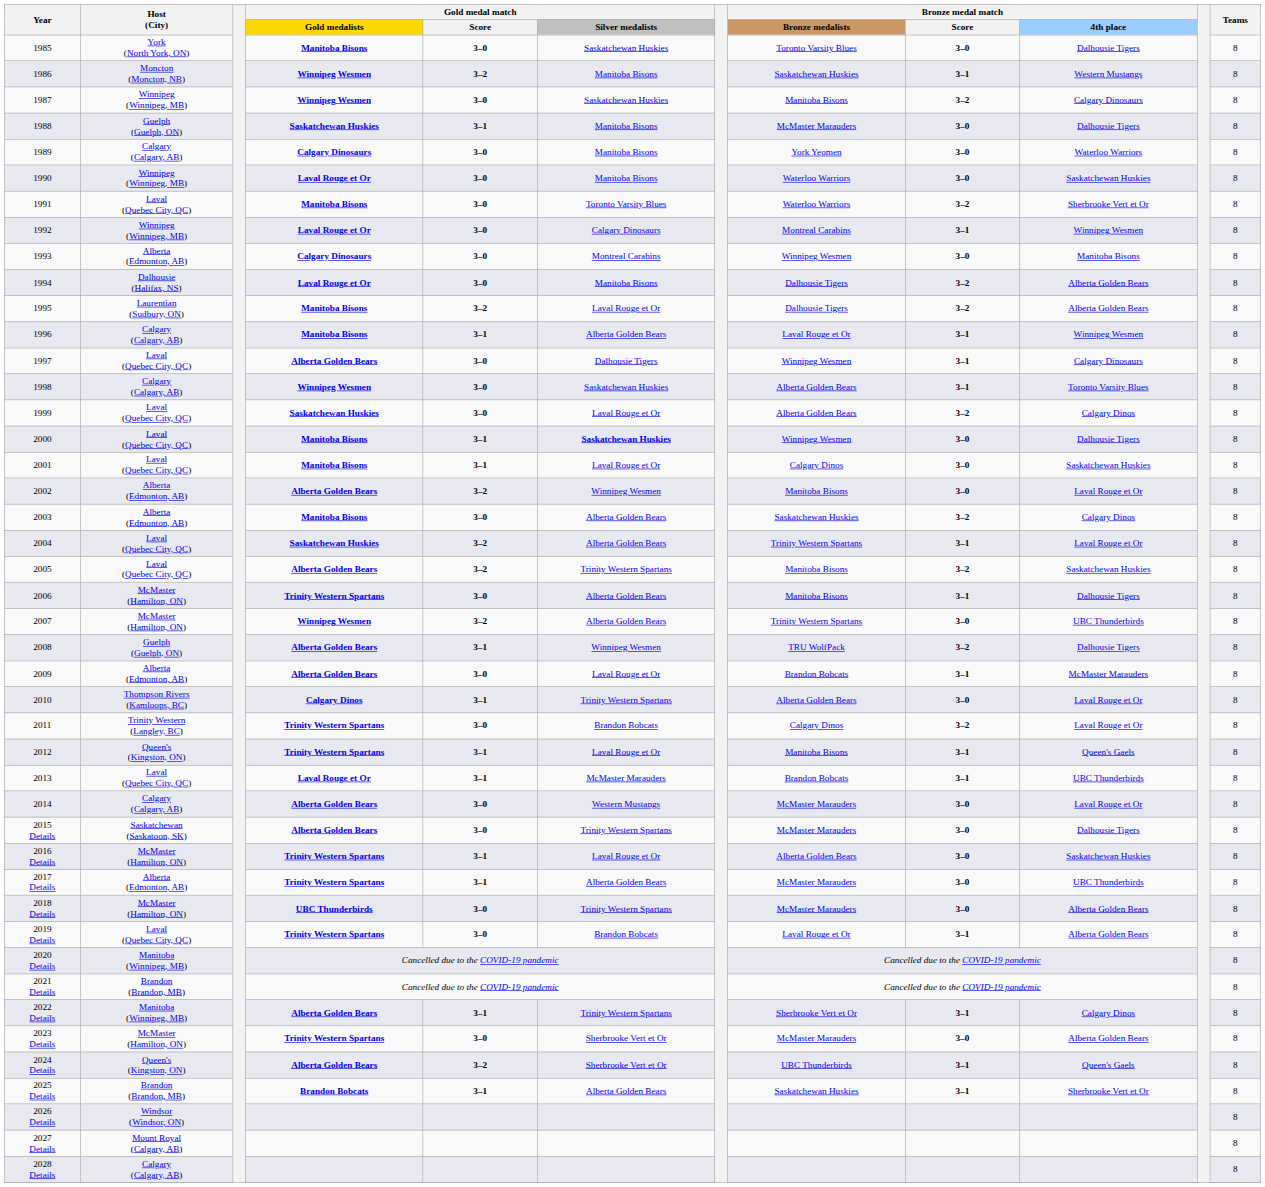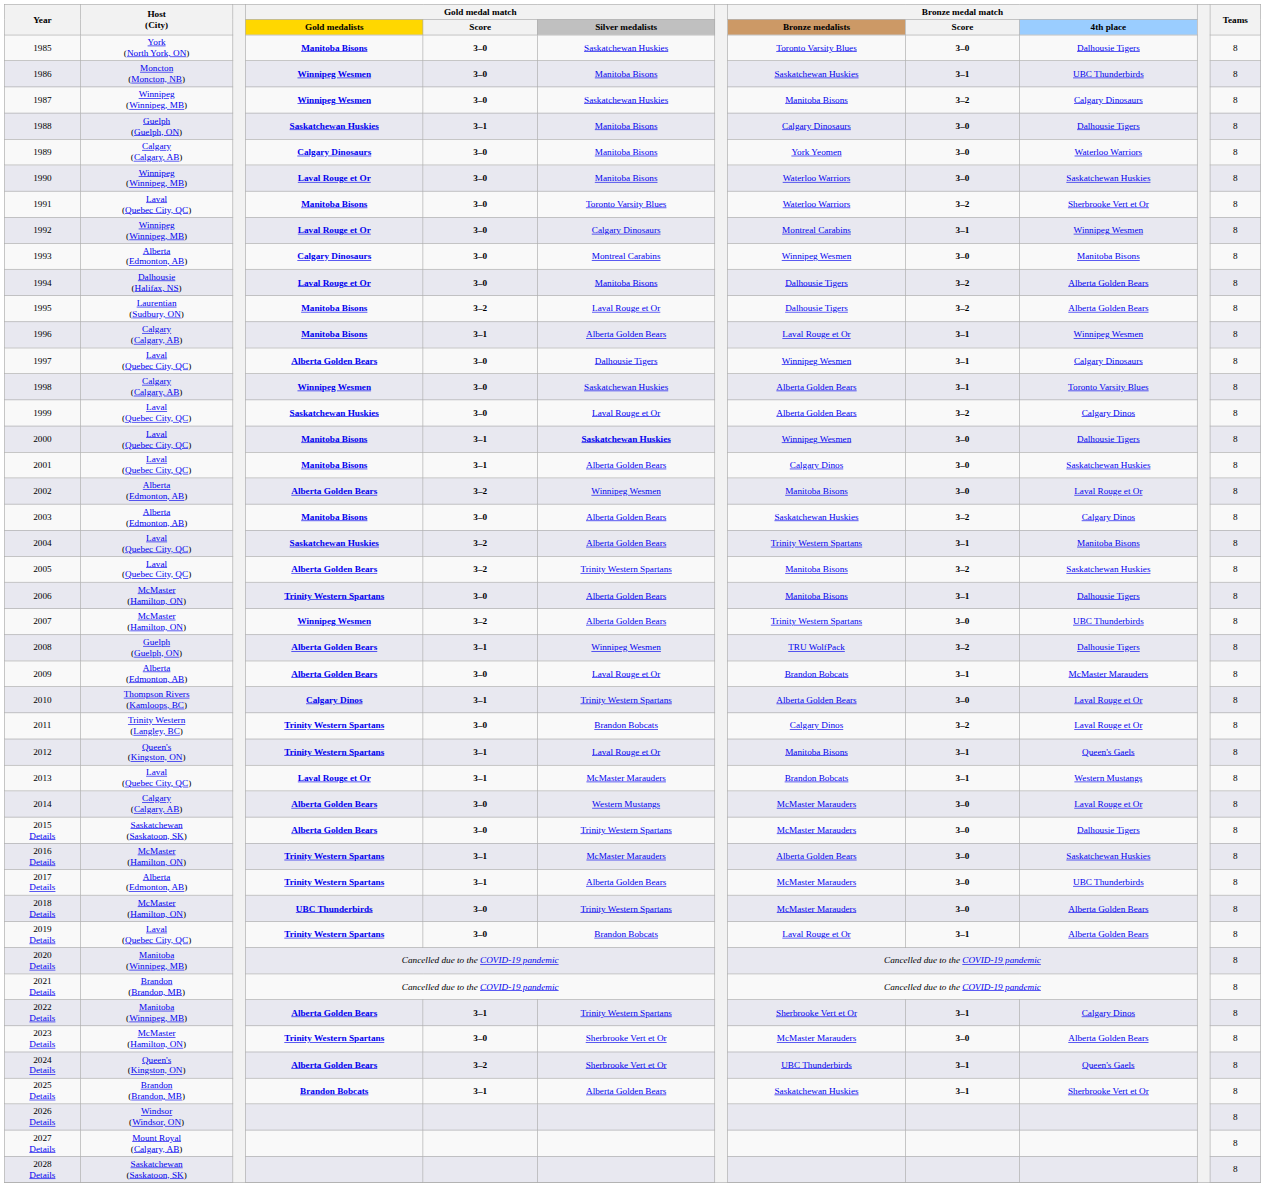(480, 74) 3–2 -> (480, 74) 3–0
(1108, 74) Western Mustangs -> (1108, 74) UBC Thunderbirds
(816, 126) McMaster Marauders -> (817, 126) Calgary Dinosaurs
(626, 465) Laval Rouge et Or -> (626, 465) Alberta Golden Bears
(1108, 543) Laval Rouge et Or -> (1108, 543) Manitoba Bisons
(1108, 778) UBC Thunderbirds -> (1108, 778) Western Mustangs
(626, 856) Laval Rouge et Or -> (626, 856) McMaster Marauders
(157, 1169) Calgary (Calgary, AB) -> (157, 1169) Saskatchewan (Saskatoon, SK)
